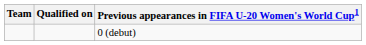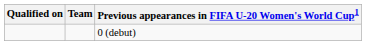columns swapped: (19, 14) <-> (64, 14)
